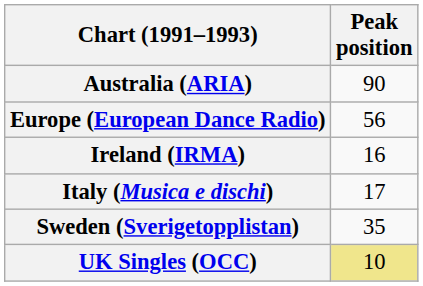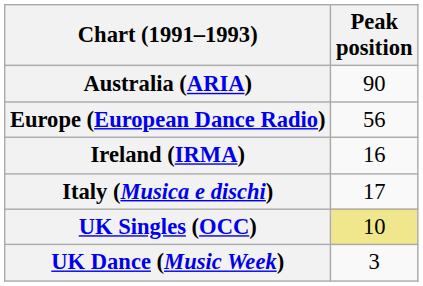- row: (168, 226)
+ row: (168, 262)
